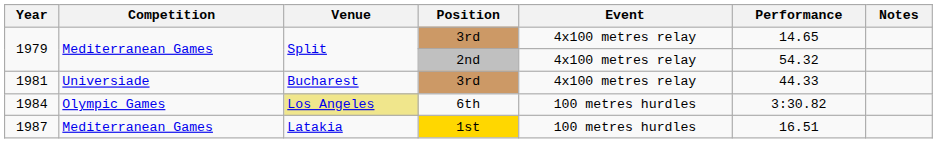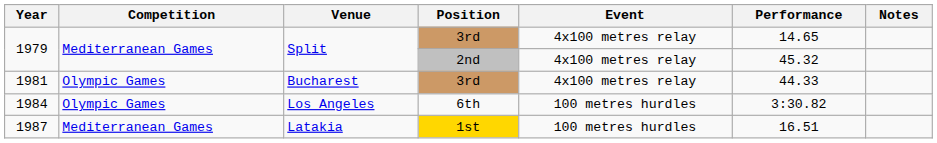(799, 60) 54.32 -> (799, 60) 45.32
(106, 82) Universiade -> (114, 82) Olympic Games
(331, 104) khaki background -> (331, 104) no background
